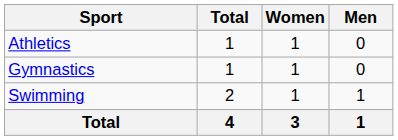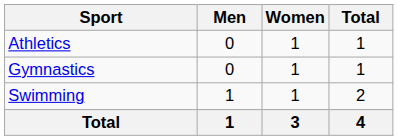columns swapped: (361, 17) <-> (230, 17)
